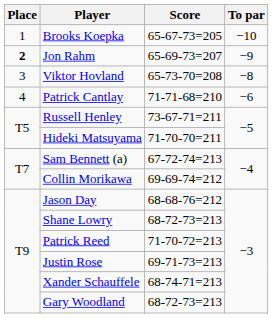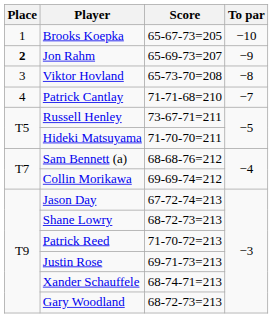(246, 96) −6 -> (246, 96) −7
(185, 158) 67-72-74=213 -> (185, 158) 68-68-76=212
(185, 199) 68-68-76=212 -> (185, 199) 67-72-74=213
